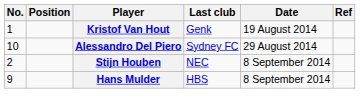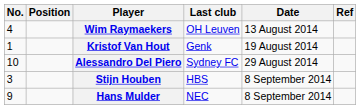+ row: (128, 29)
(10, 63) 2 -> (10, 79) 3
(197, 63) NEC -> (197, 79) HBS
(197, 79) HBS -> (197, 96) NEC
